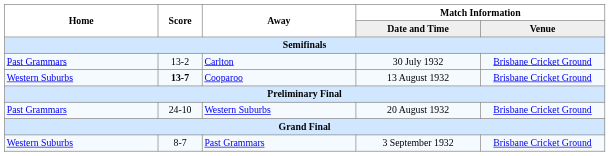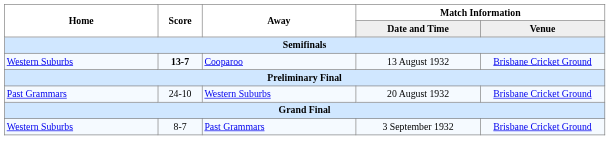- row: (219, 61)
